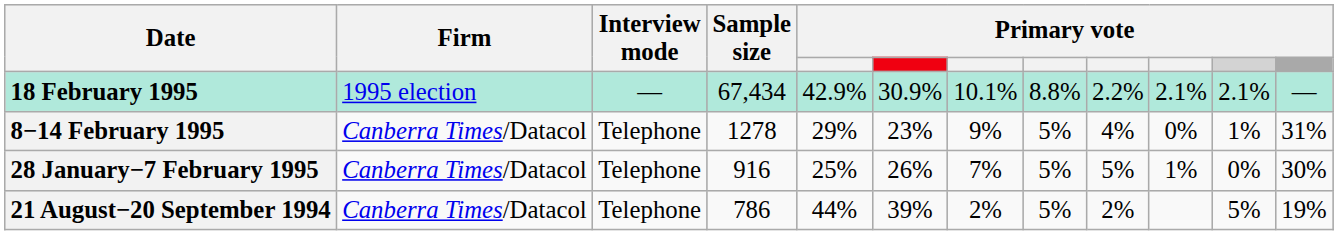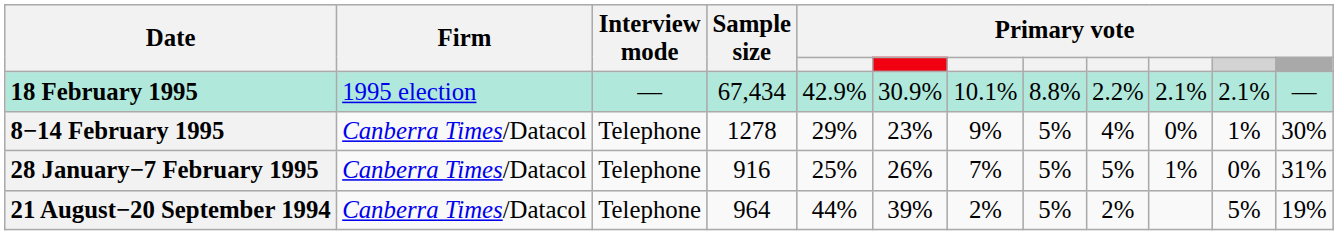(1304, 130) 31% -> (1304, 130) 30%
(1304, 170) 30% -> (1304, 170) 31%
(752, 209) 786 -> (752, 209) 964
